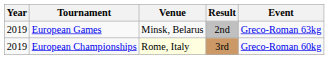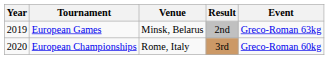(17, 46) 2019 -> (17, 46) 2020
(165, 46) lightyellow background -> (165, 46) no background
